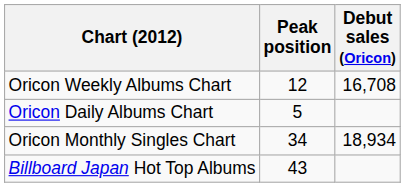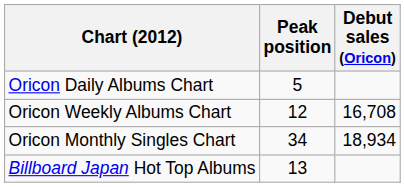rows swapped: (111, 112) <-> (120, 85)
(297, 168) 43 -> (297, 168) 13
